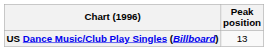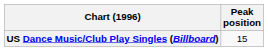(242, 38) 13 -> (242, 38) 15
